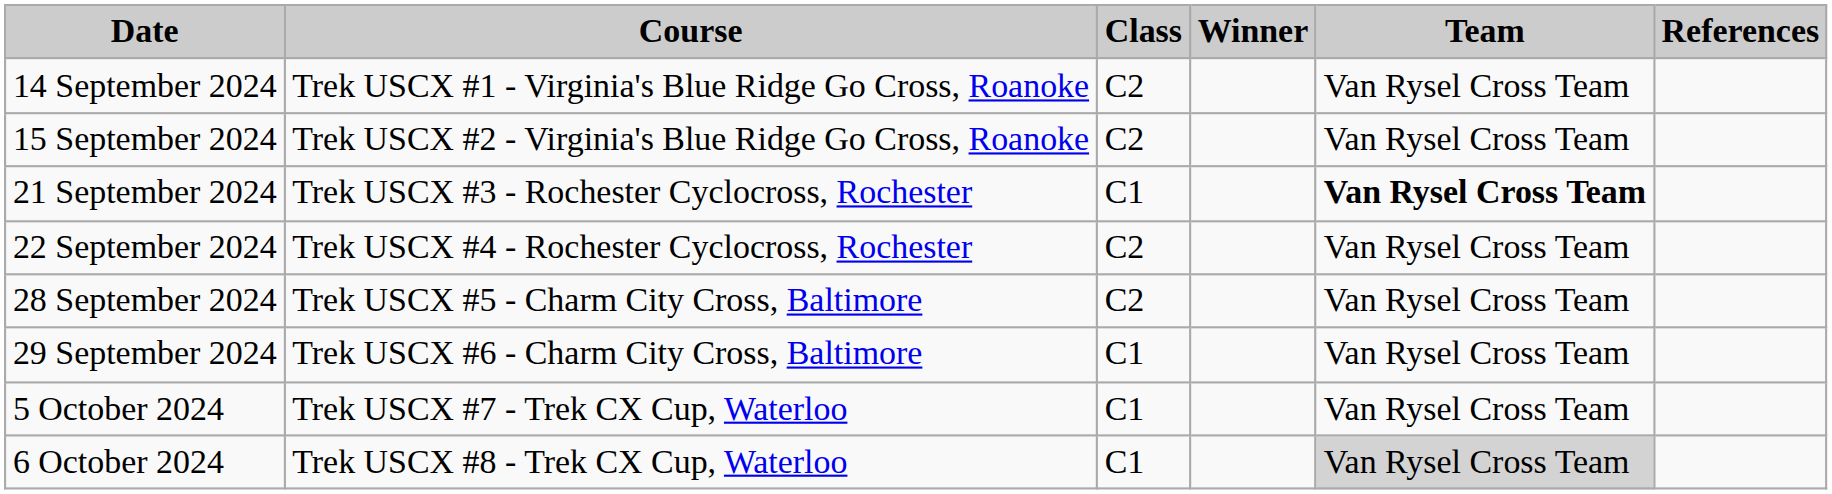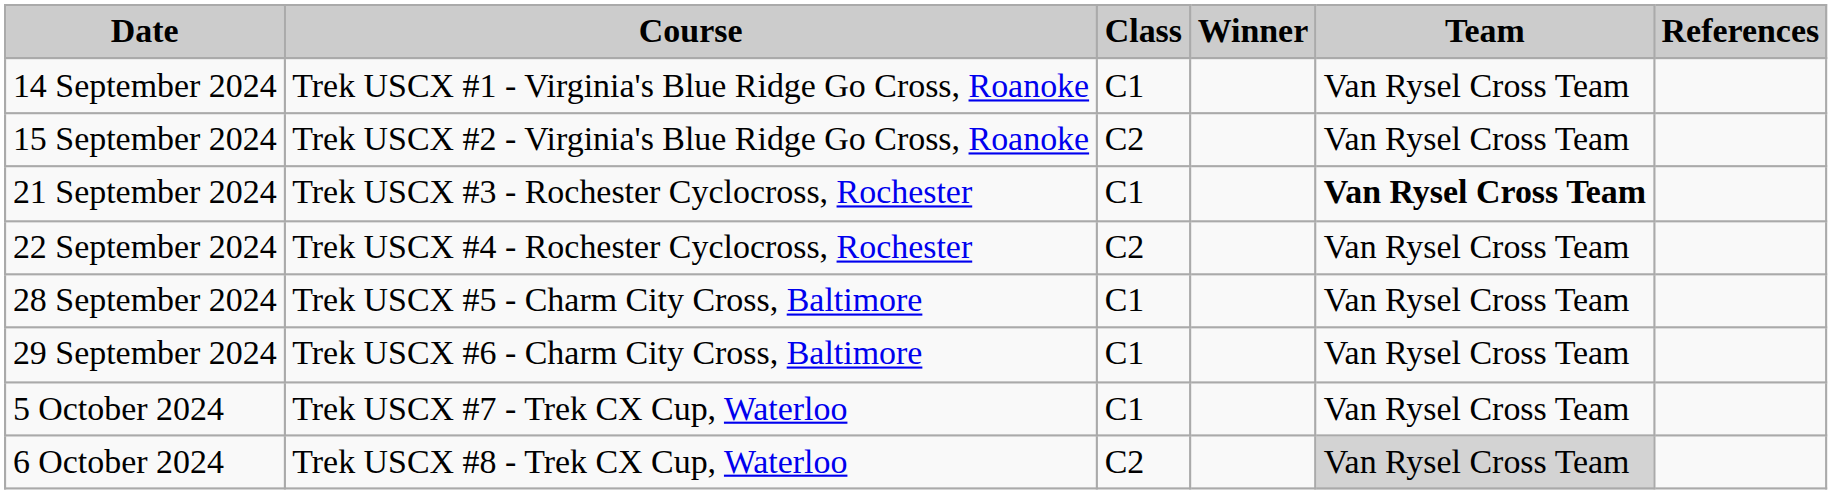(1125, 85) C2 -> (1125, 85) C1
(1125, 300) C2 -> (1125, 300) C1
(1125, 461) C1 -> (1125, 461) C2
